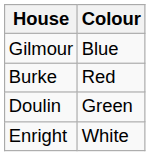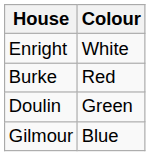rows swapped: (41, 48) <-> (38, 135)
